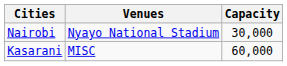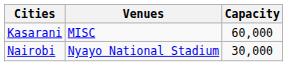rows swapped: (31, 32) <-> (35, 51)
